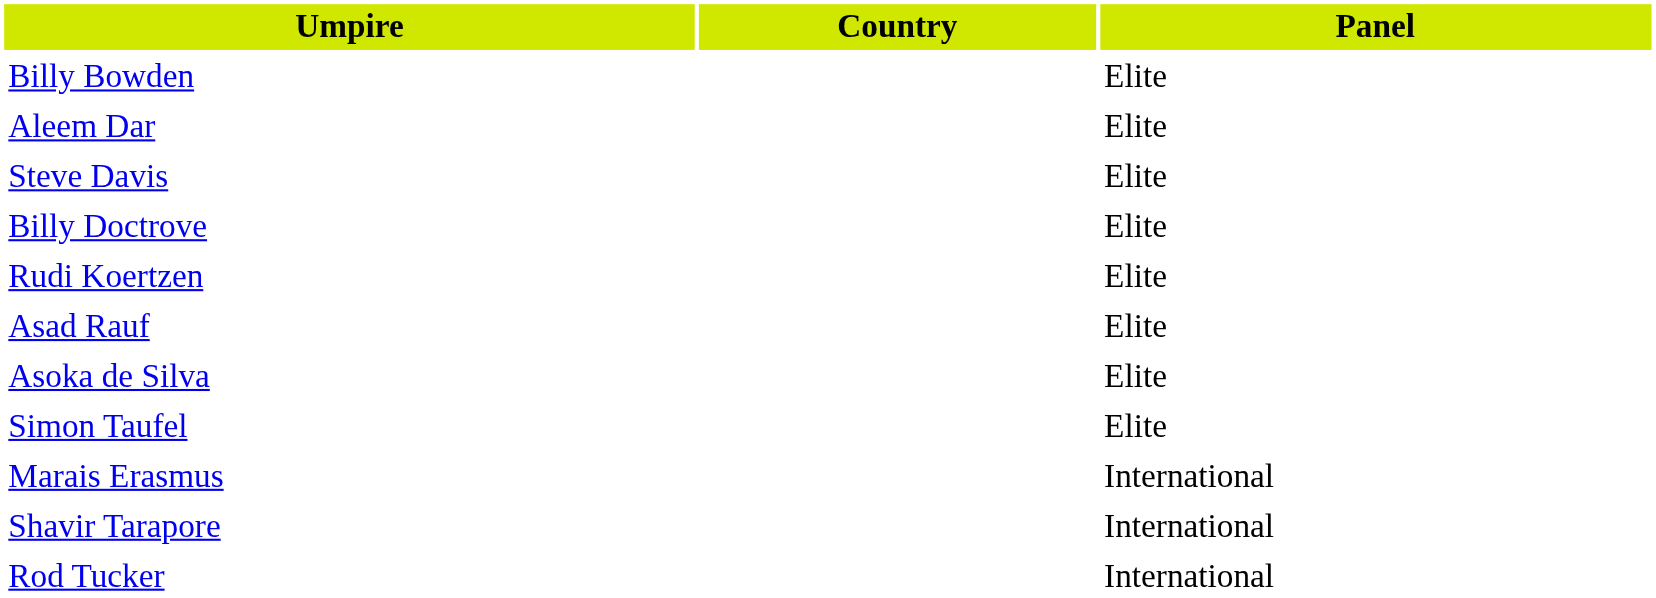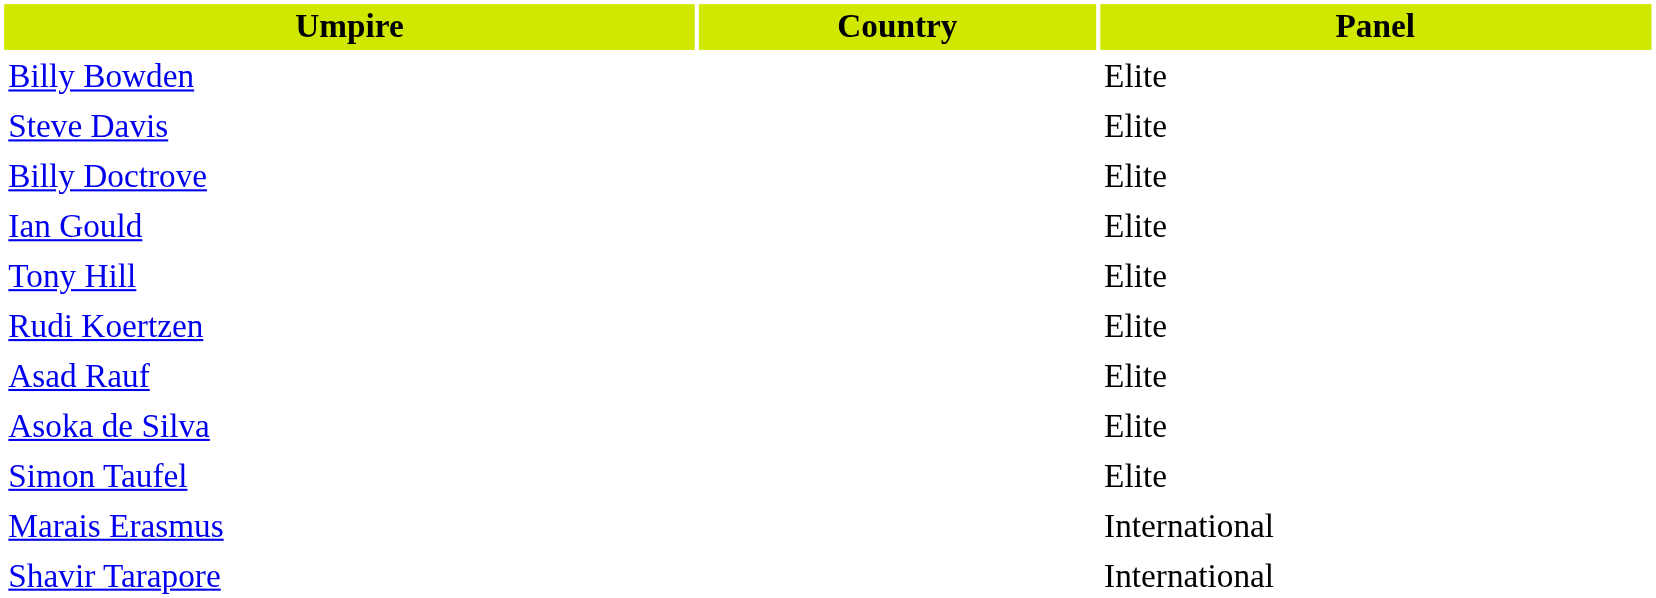- row: (82, 126)
+ row: (75, 226)
+ row: (72, 276)
- row: (86, 575)
